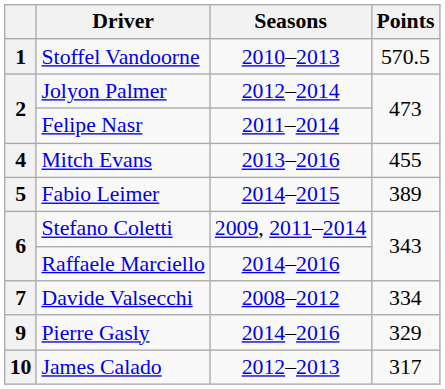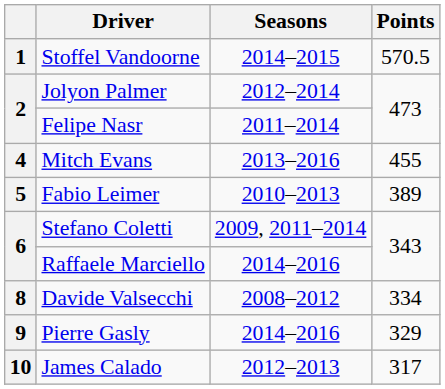(291, 56) 2010–2013 -> (291, 56) 2014–2015
(291, 194) 2014–2015 -> (291, 194) 2010–2013
(21, 297) 7 -> (21, 297) 8
